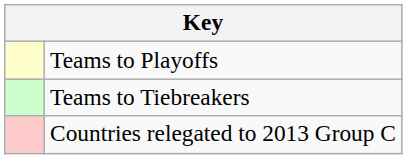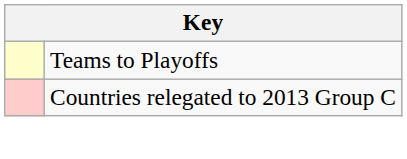- row: (150, 97)
